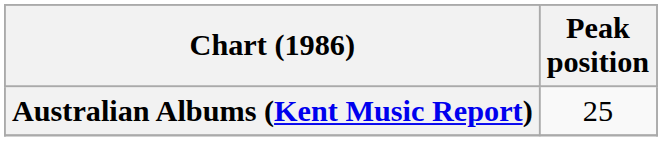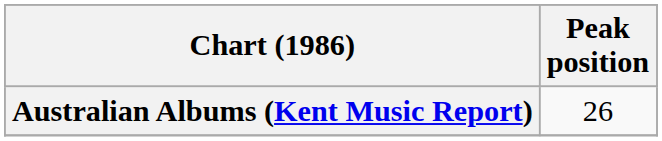(598, 110) 25 -> (598, 110) 26
